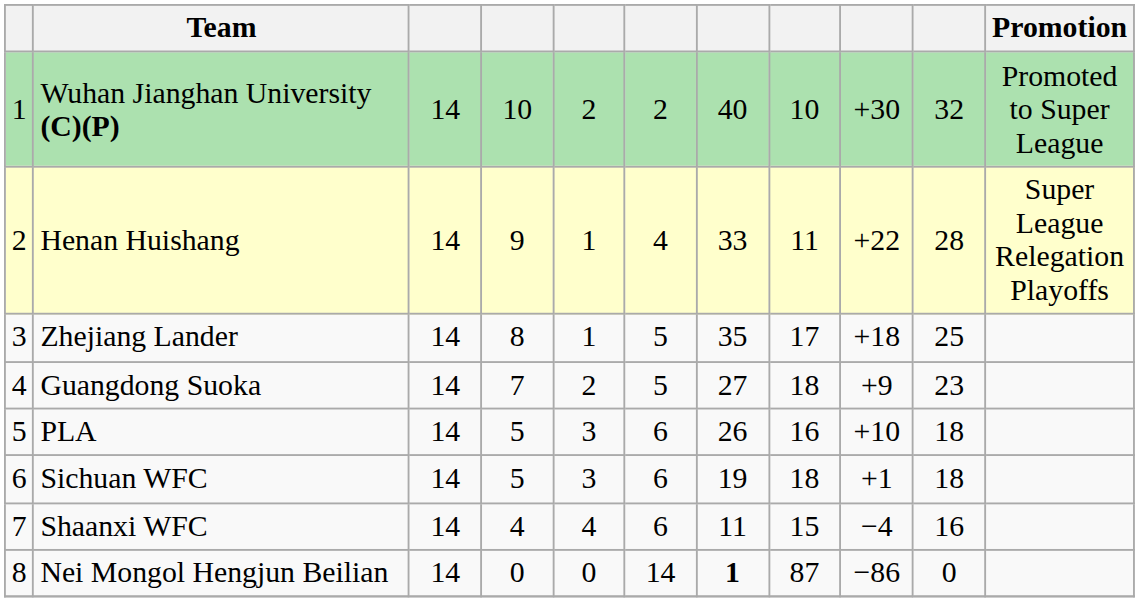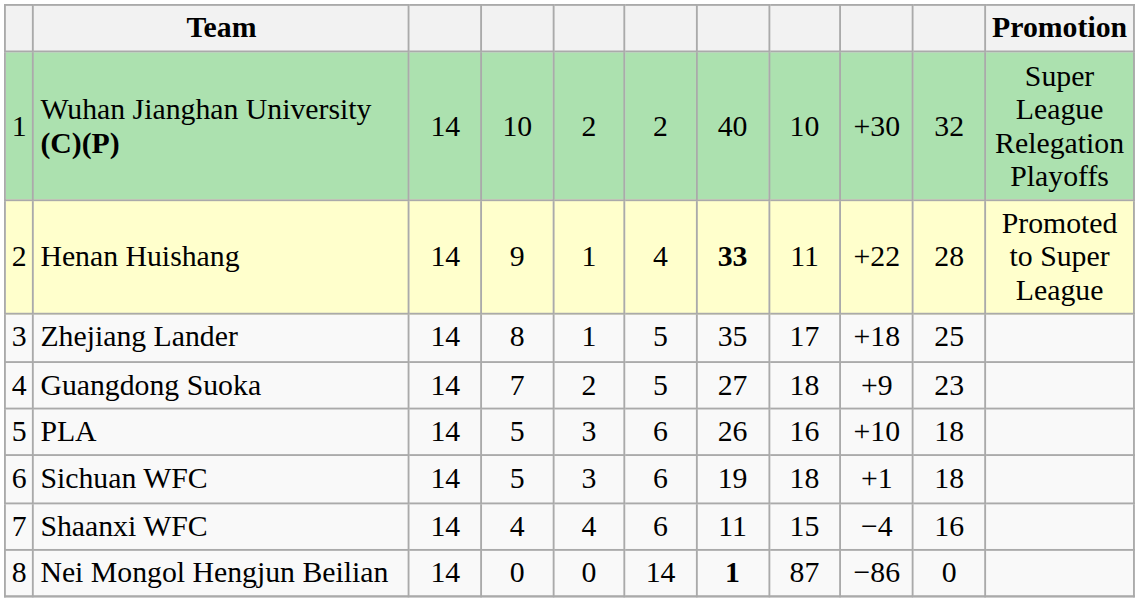(1060, 108) Promoted to Super League -> (1060, 125) Super League Relegation Playoffs
(733, 239) normal -> (733, 256) bold
(1060, 239) Super League Relegation Playoffs -> (1060, 256) Promoted to Super League
